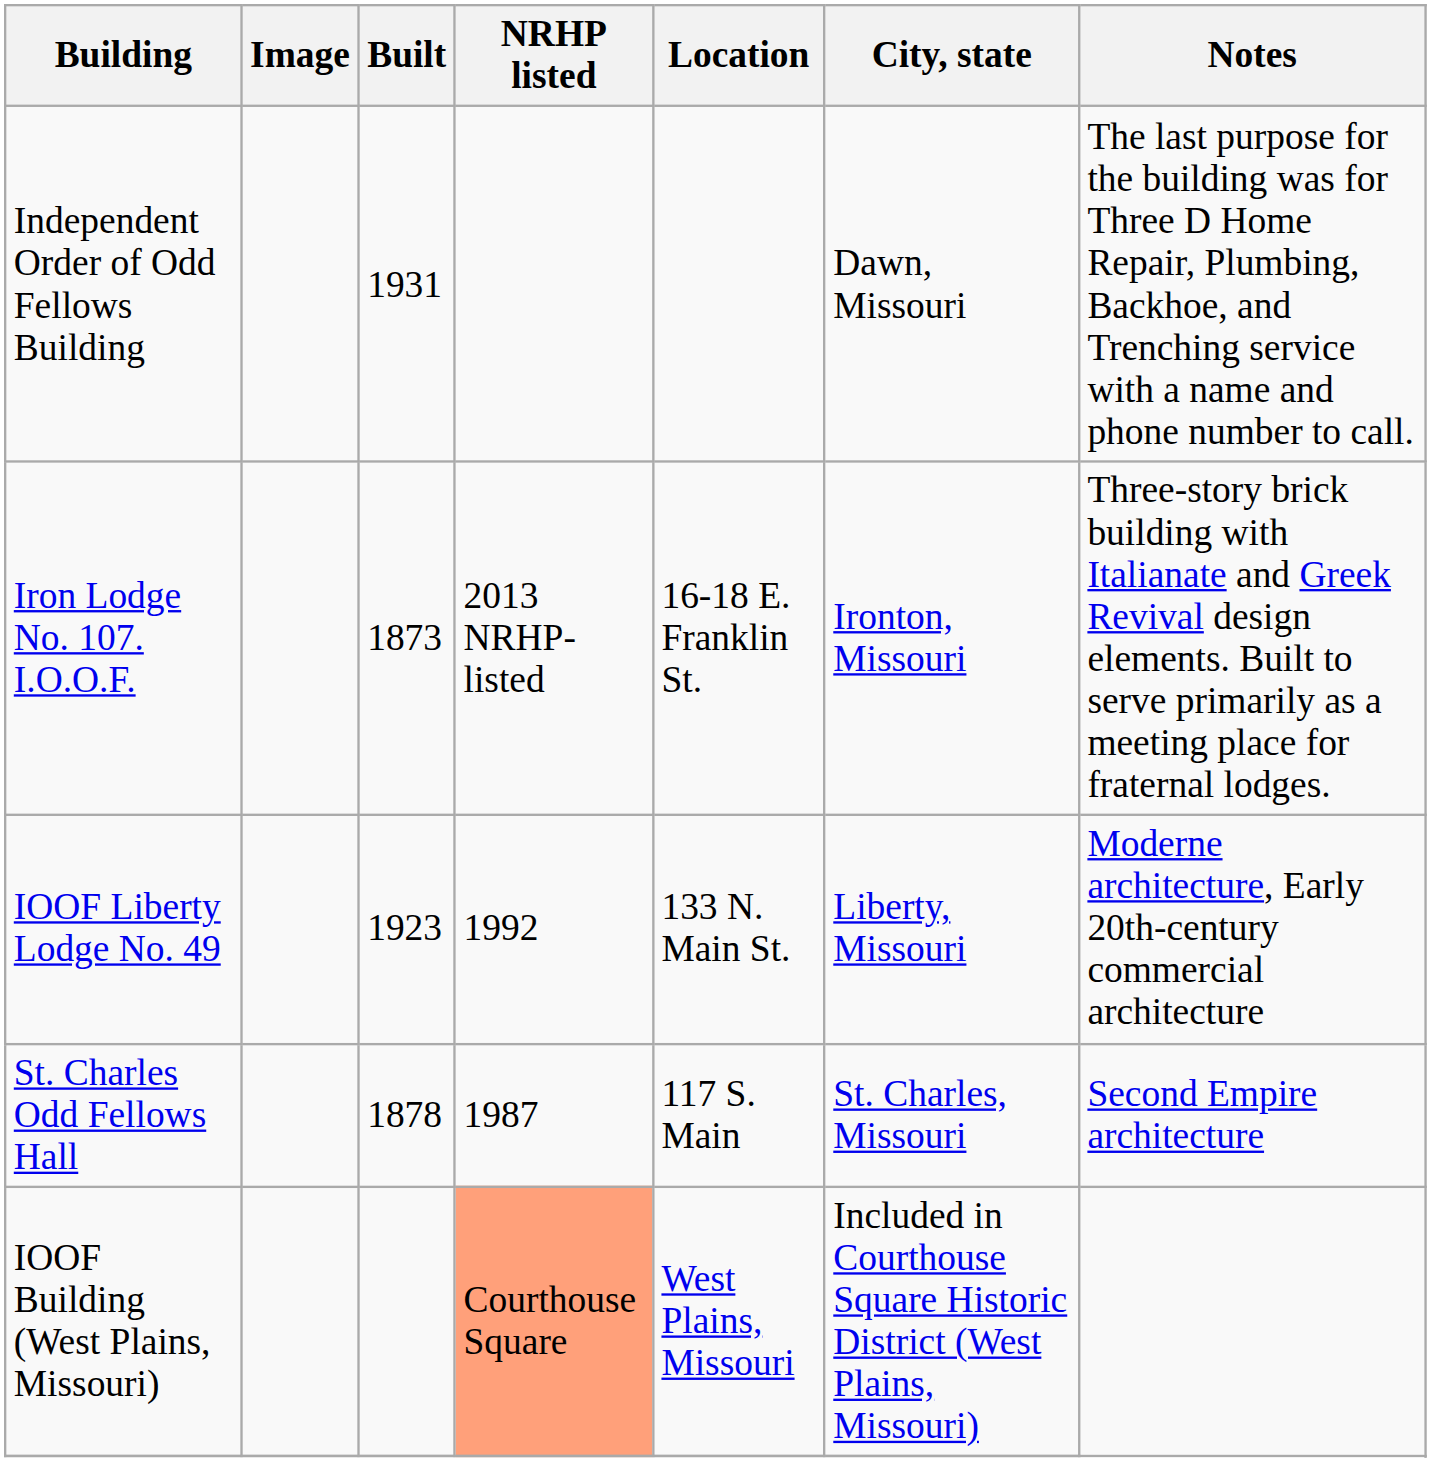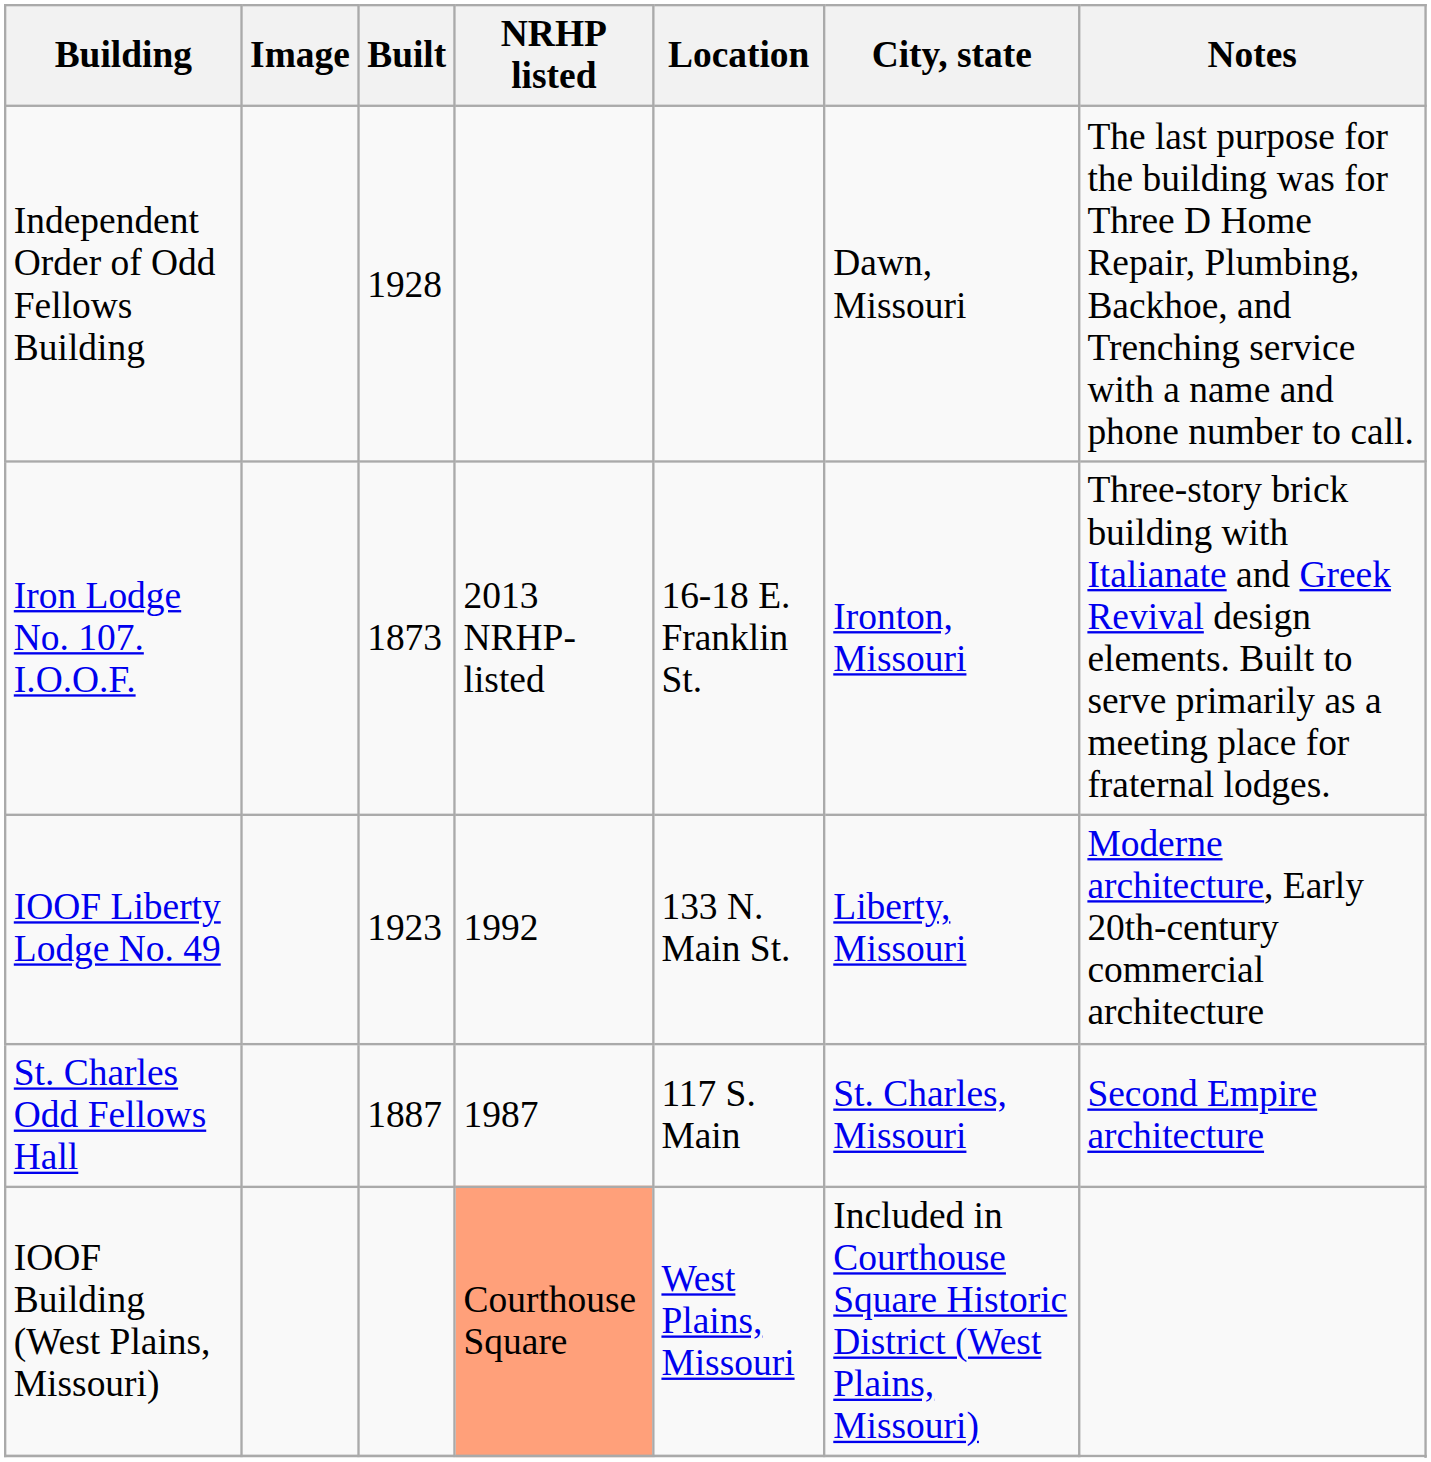(405, 283) 1931 -> (405, 283) 1928
(405, 1114) 1878 -> (405, 1114) 1887
